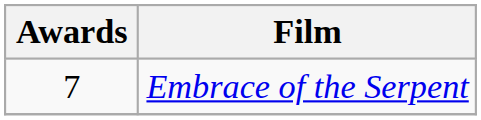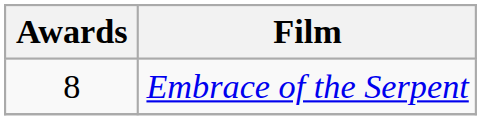(72, 85) 7 -> (72, 85) 8
